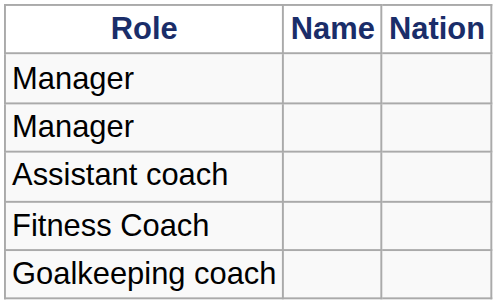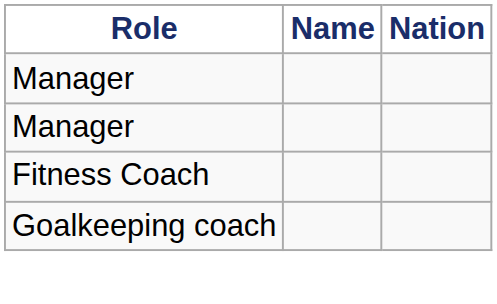- row: (120, 175)
